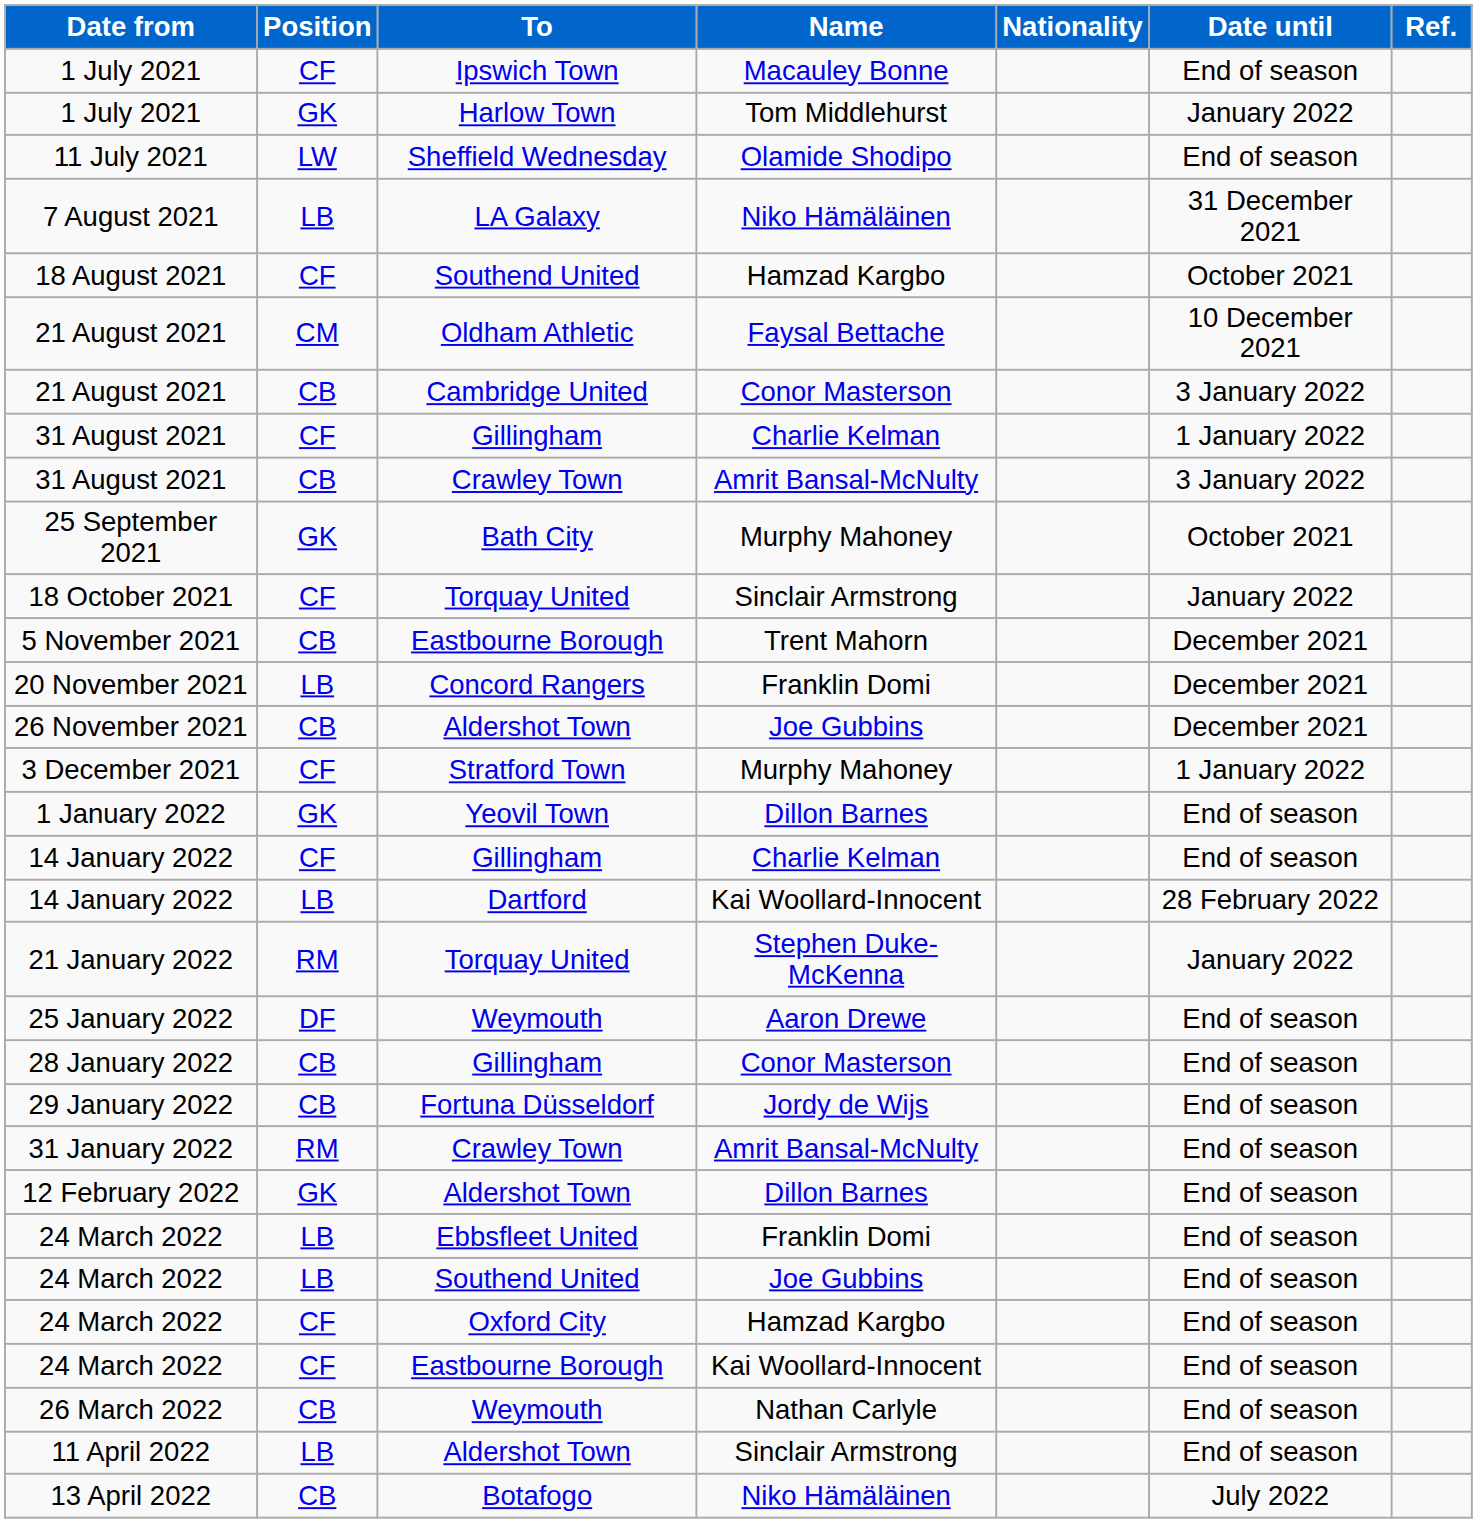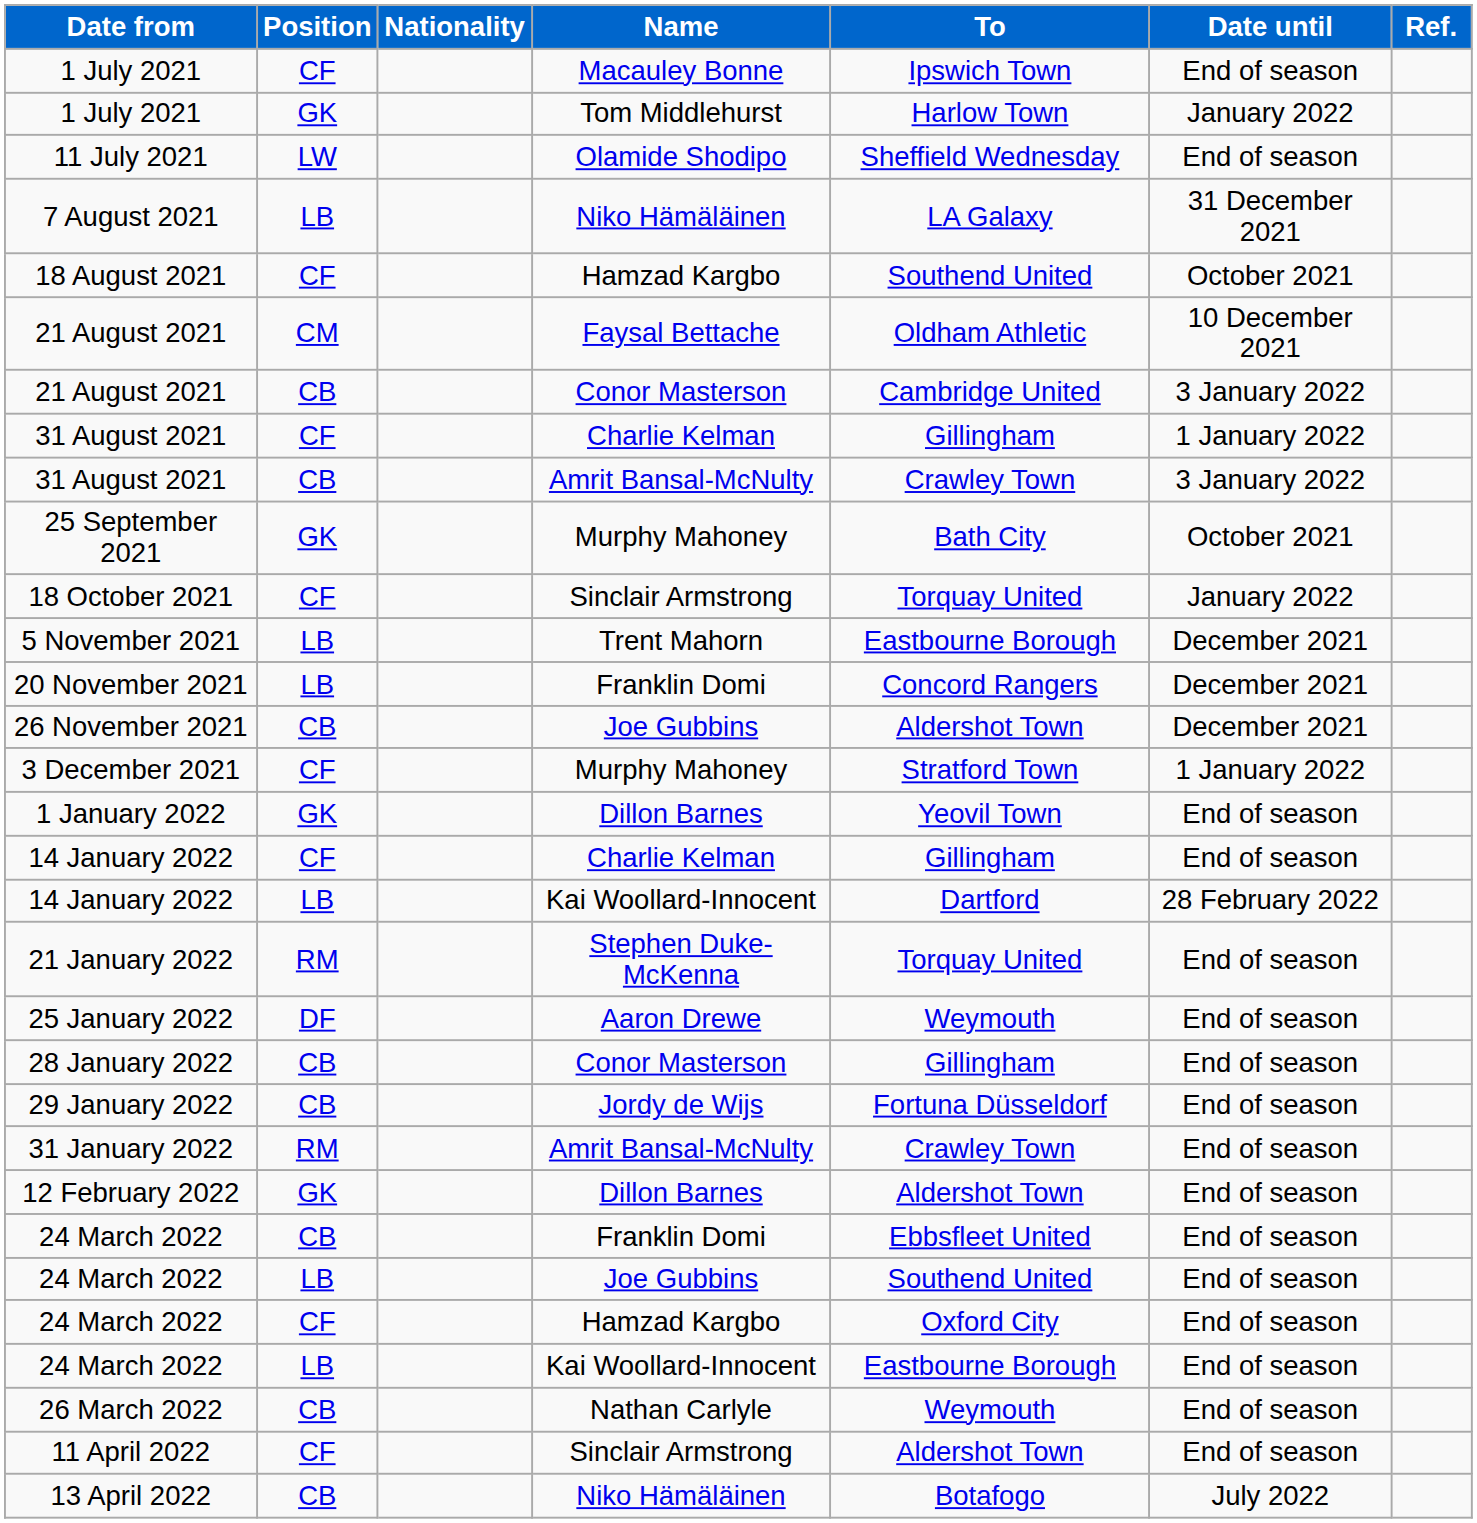columns swapped: (1072, 27) <-> (537, 27)
(317, 640) CB -> (317, 640) LB
(1270, 960) January 2022 -> (1270, 960) End of season
(317, 1236) LB -> (317, 1236) CB
(317, 1366) CF -> (317, 1366) LB
(317, 1453) LB -> (317, 1453) CF
